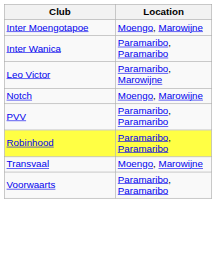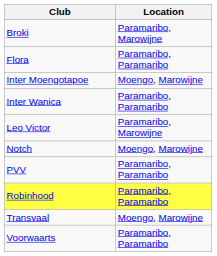+ row: (18, 33)
+ row: (18, 59)
